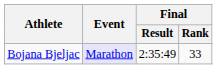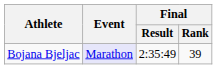(195, 54) 33 -> (195, 54) 39
